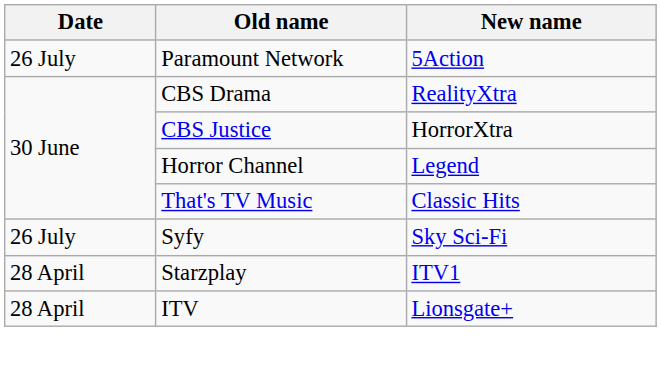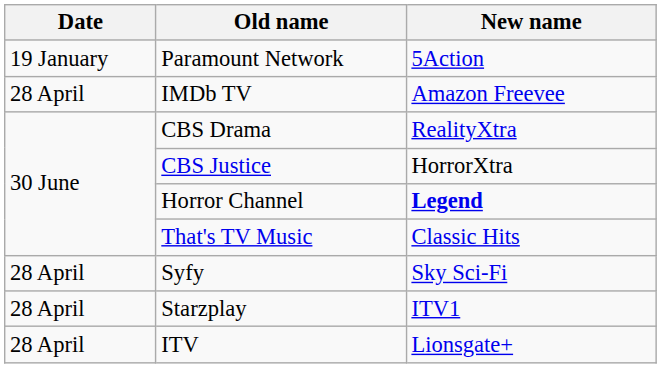(43, 58) 26 July -> (59, 58) 19 January
+ row: (207, 93)
(445, 165) normal -> (447, 201) bold
(43, 237) 26 July -> (47, 272) 28 April
